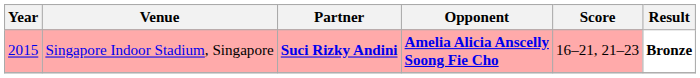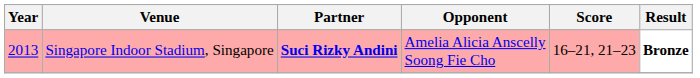(23, 51) 2015 -> (23, 51) 2013
(477, 51) bold -> (475, 51) normal
